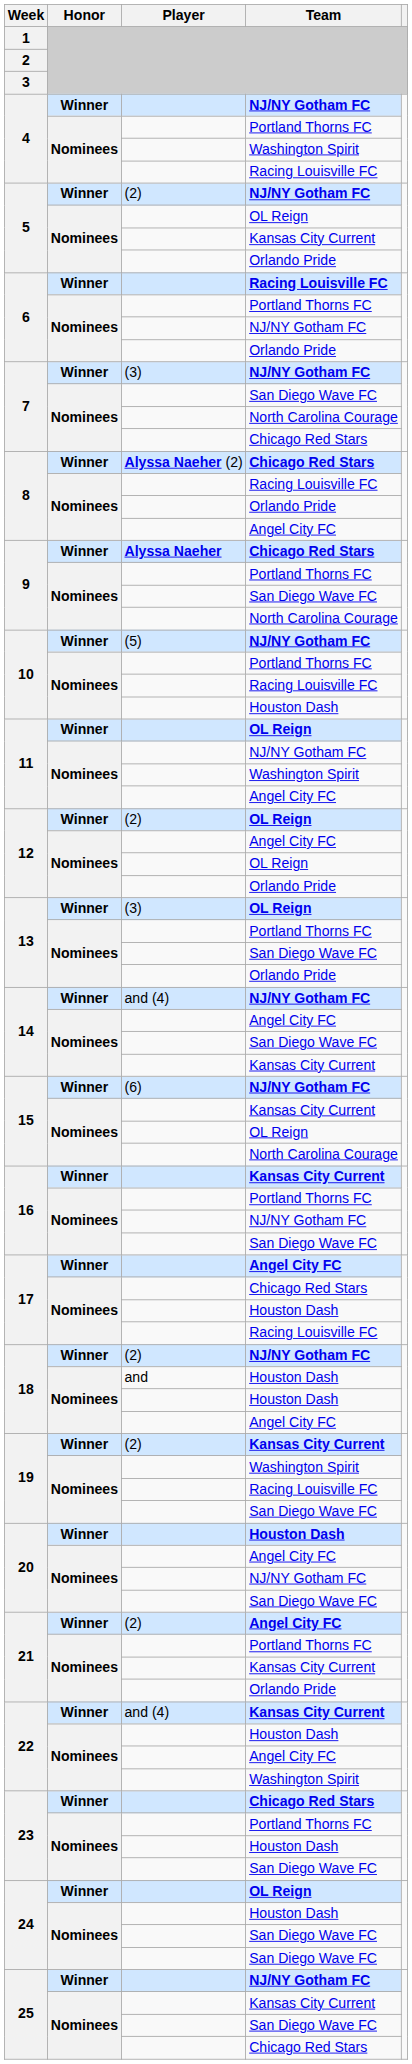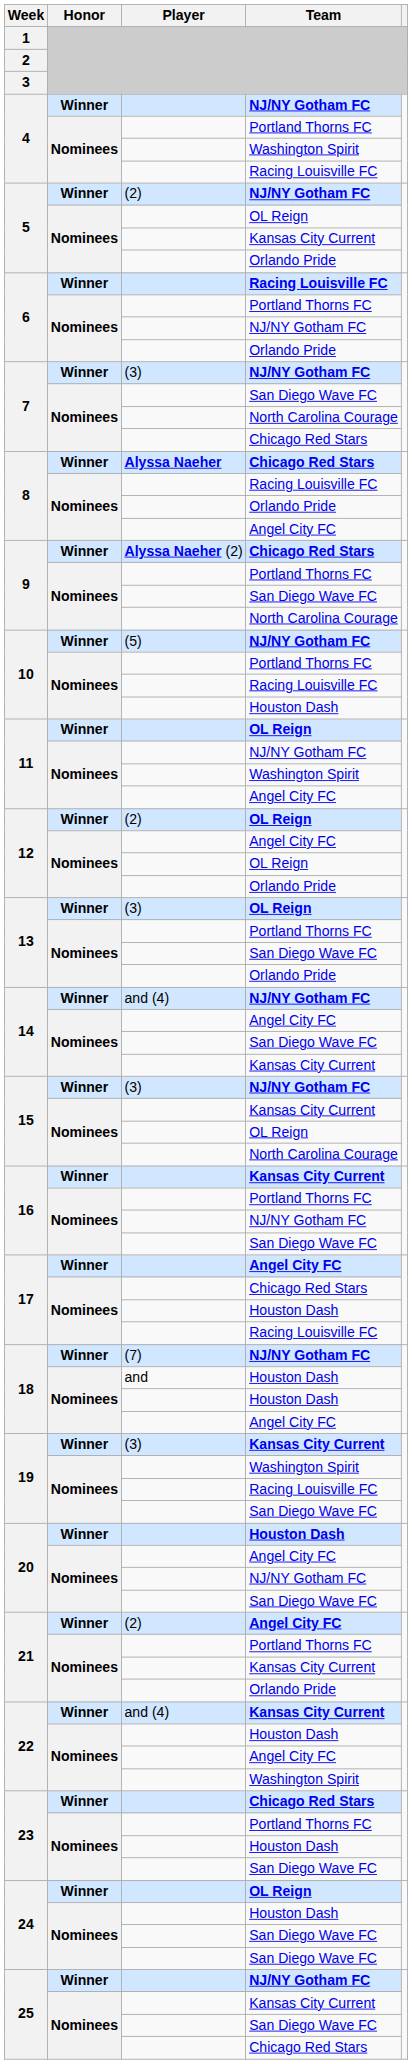(184, 462) Alyssa Naeher (2) -> (173, 462) Alyssa Naeher
(173, 551) Alyssa Naeher -> (184, 551) Alyssa Naeher (2)
(133, 1087) (6) -> (133, 1087) (3)
(133, 1355) (2) -> (133, 1355) (7)
(133, 1444) (2) -> (133, 1444) (3)
